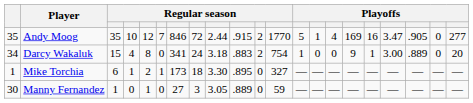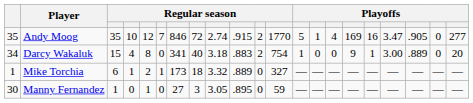(218, 36) 2.44 -> (218, 36) 2.74
(197, 54) 24 -> (197, 54) 40
(218, 71) 3.30 -> (218, 71) 3.32
(242, 71) .895 -> (242, 71) .889
(242, 89) .889 -> (242, 89) .895
